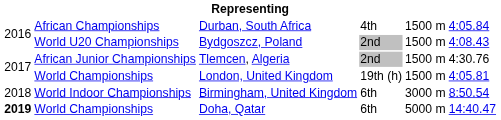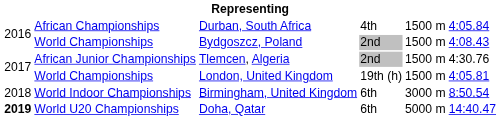(107, 42) World U20 Championships -> (94, 42) World Championships
(94, 109) World Championships -> (107, 109) World U20 Championships
